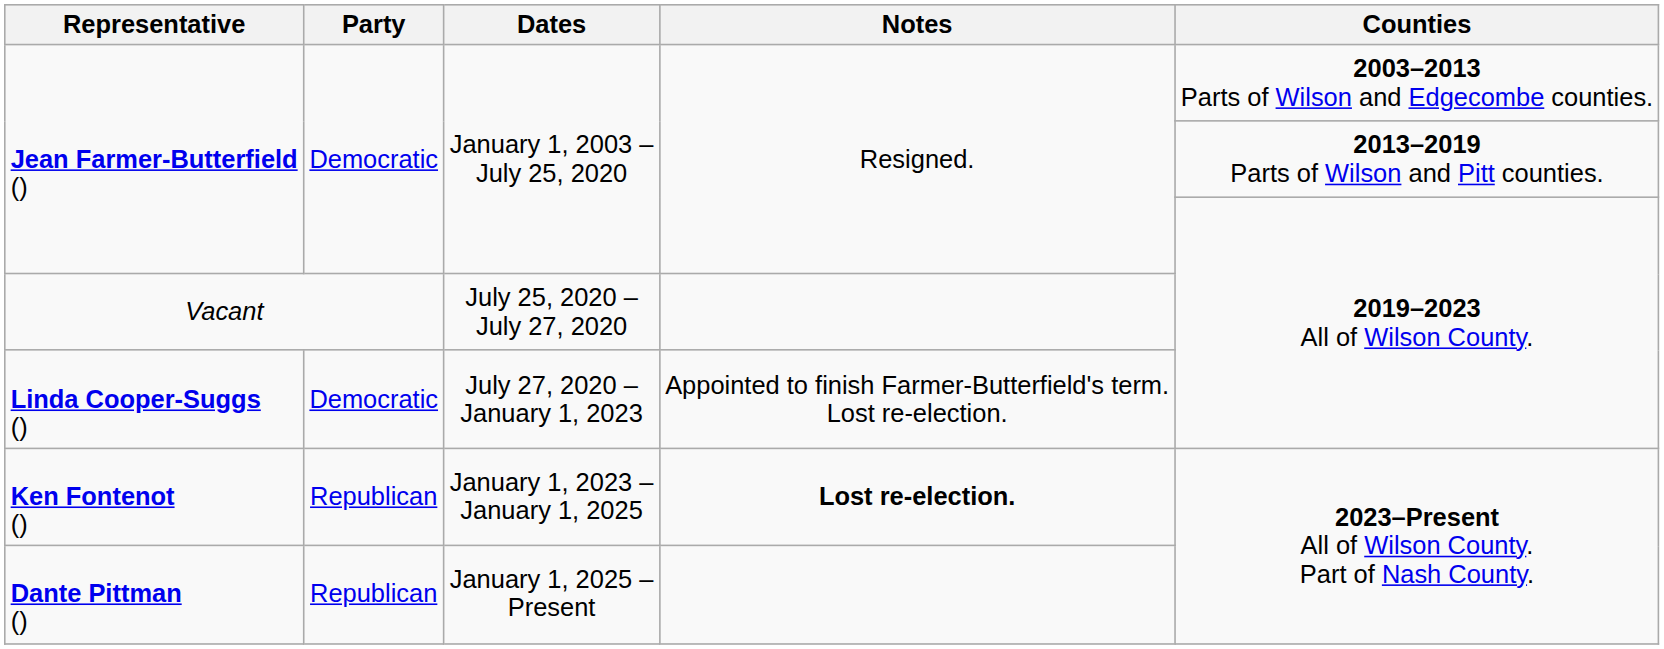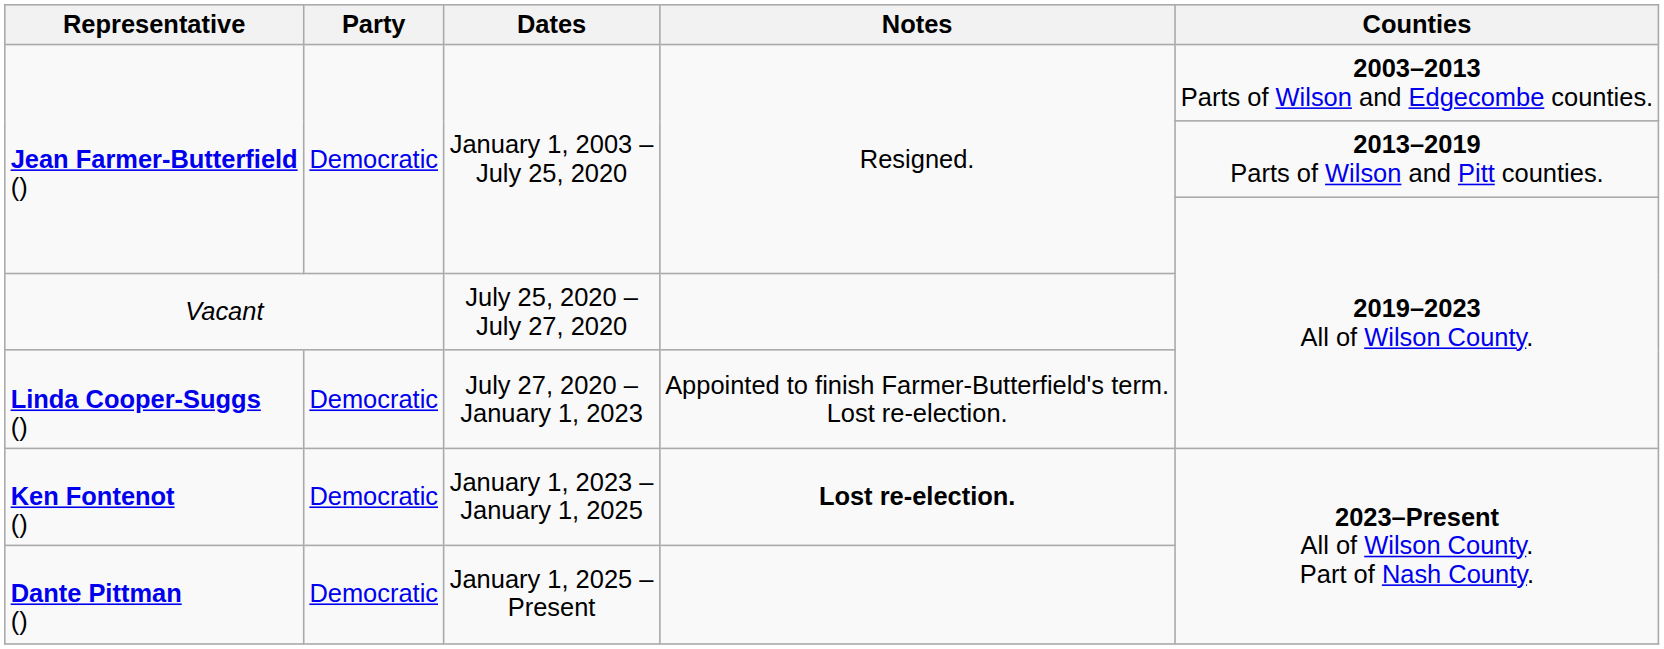(374, 496) Republican -> (374, 496) Democratic
(374, 594) Republican -> (374, 594) Democratic
